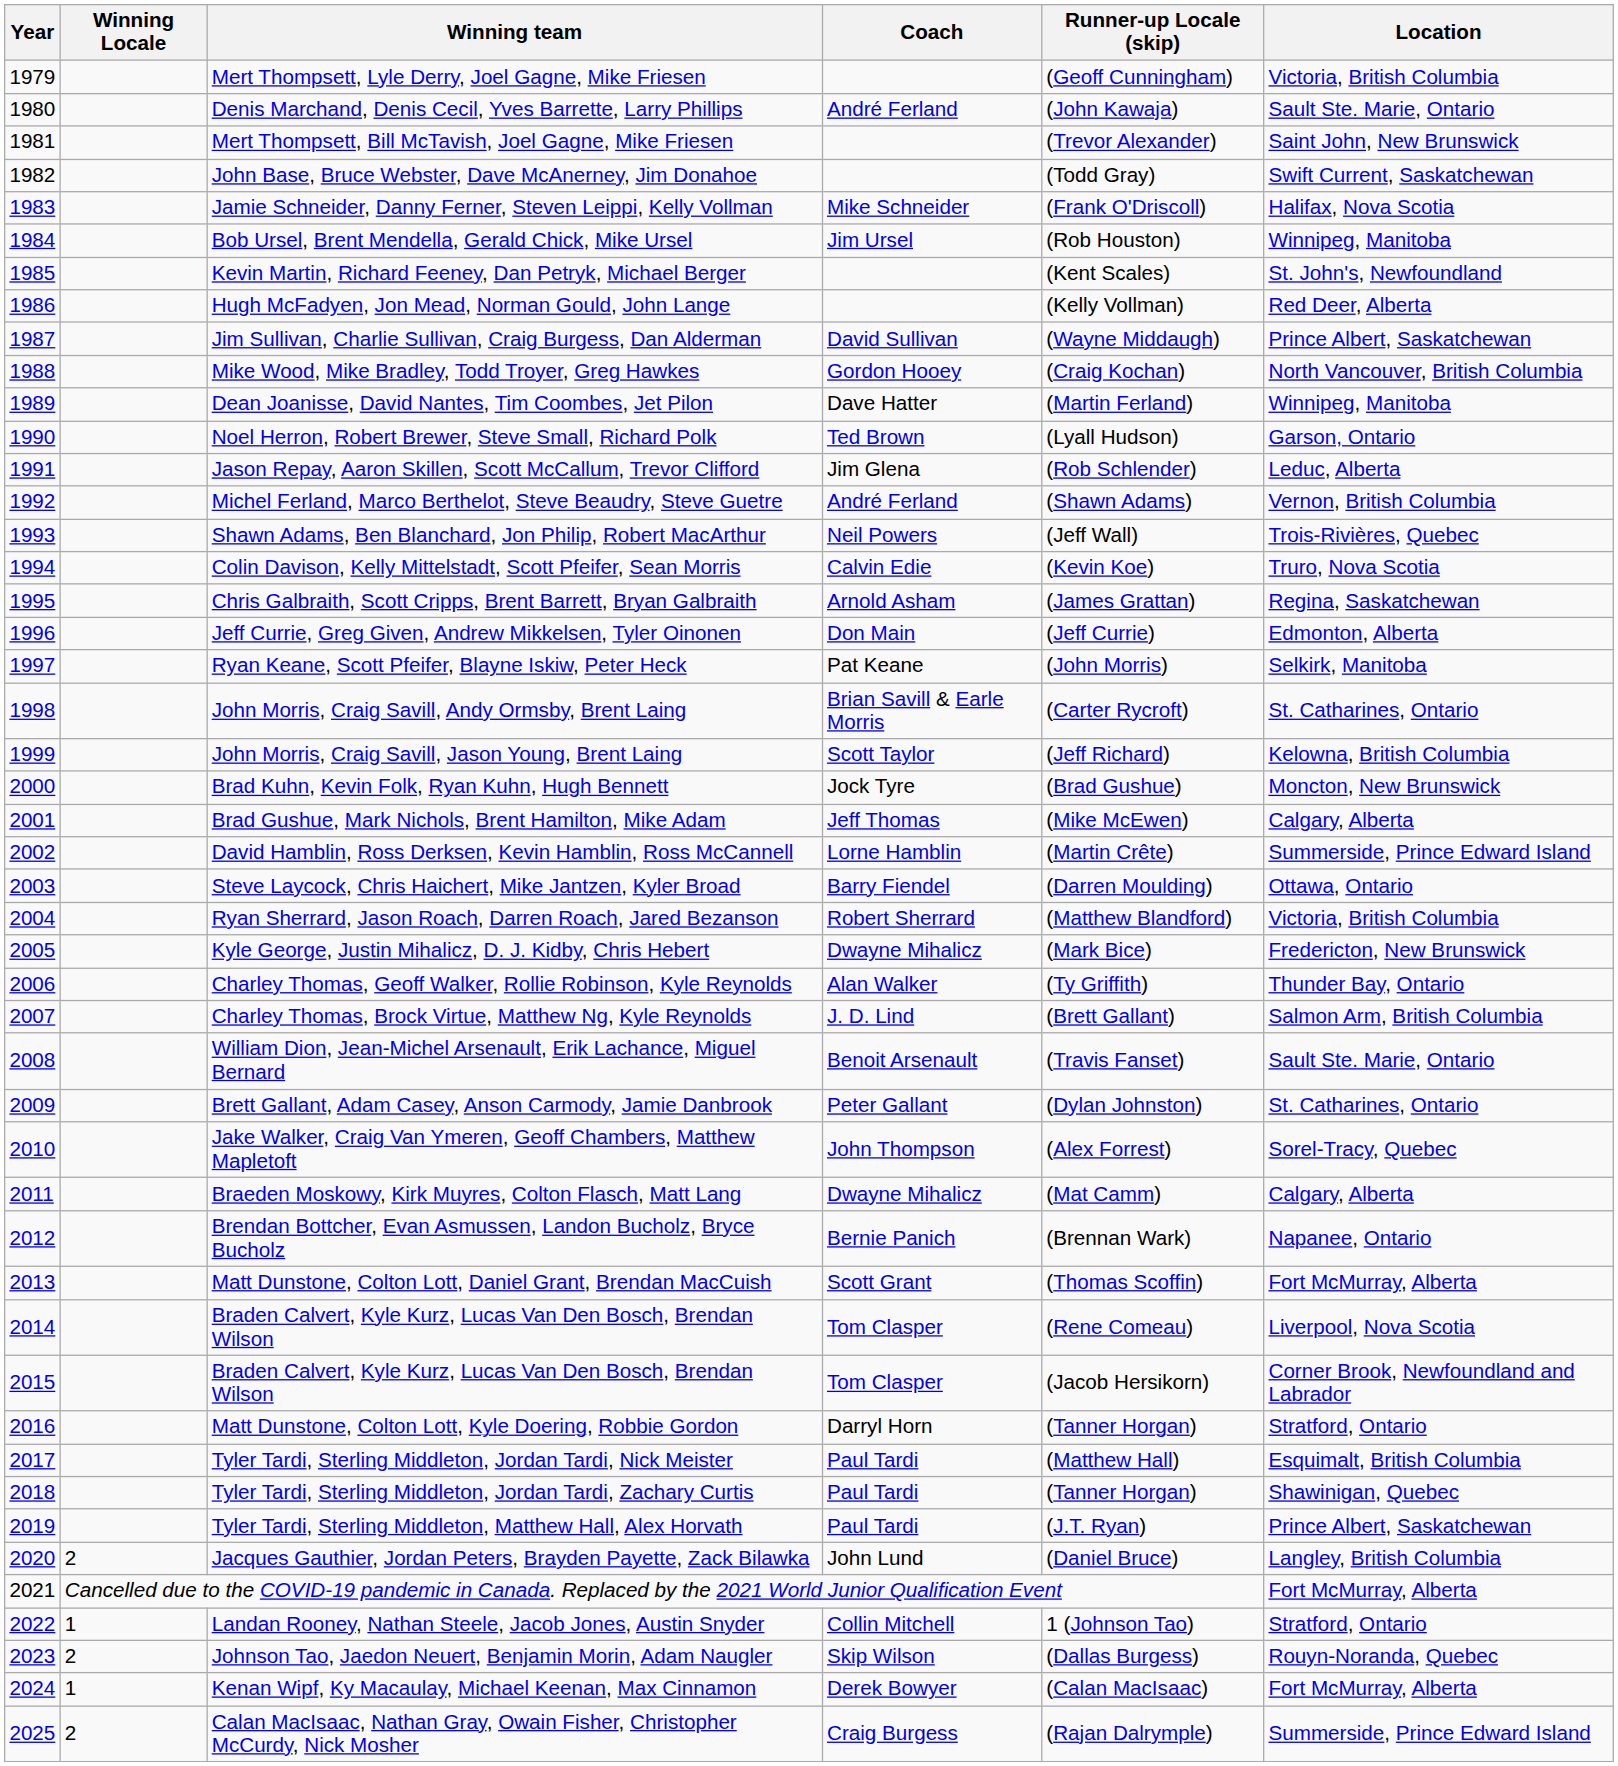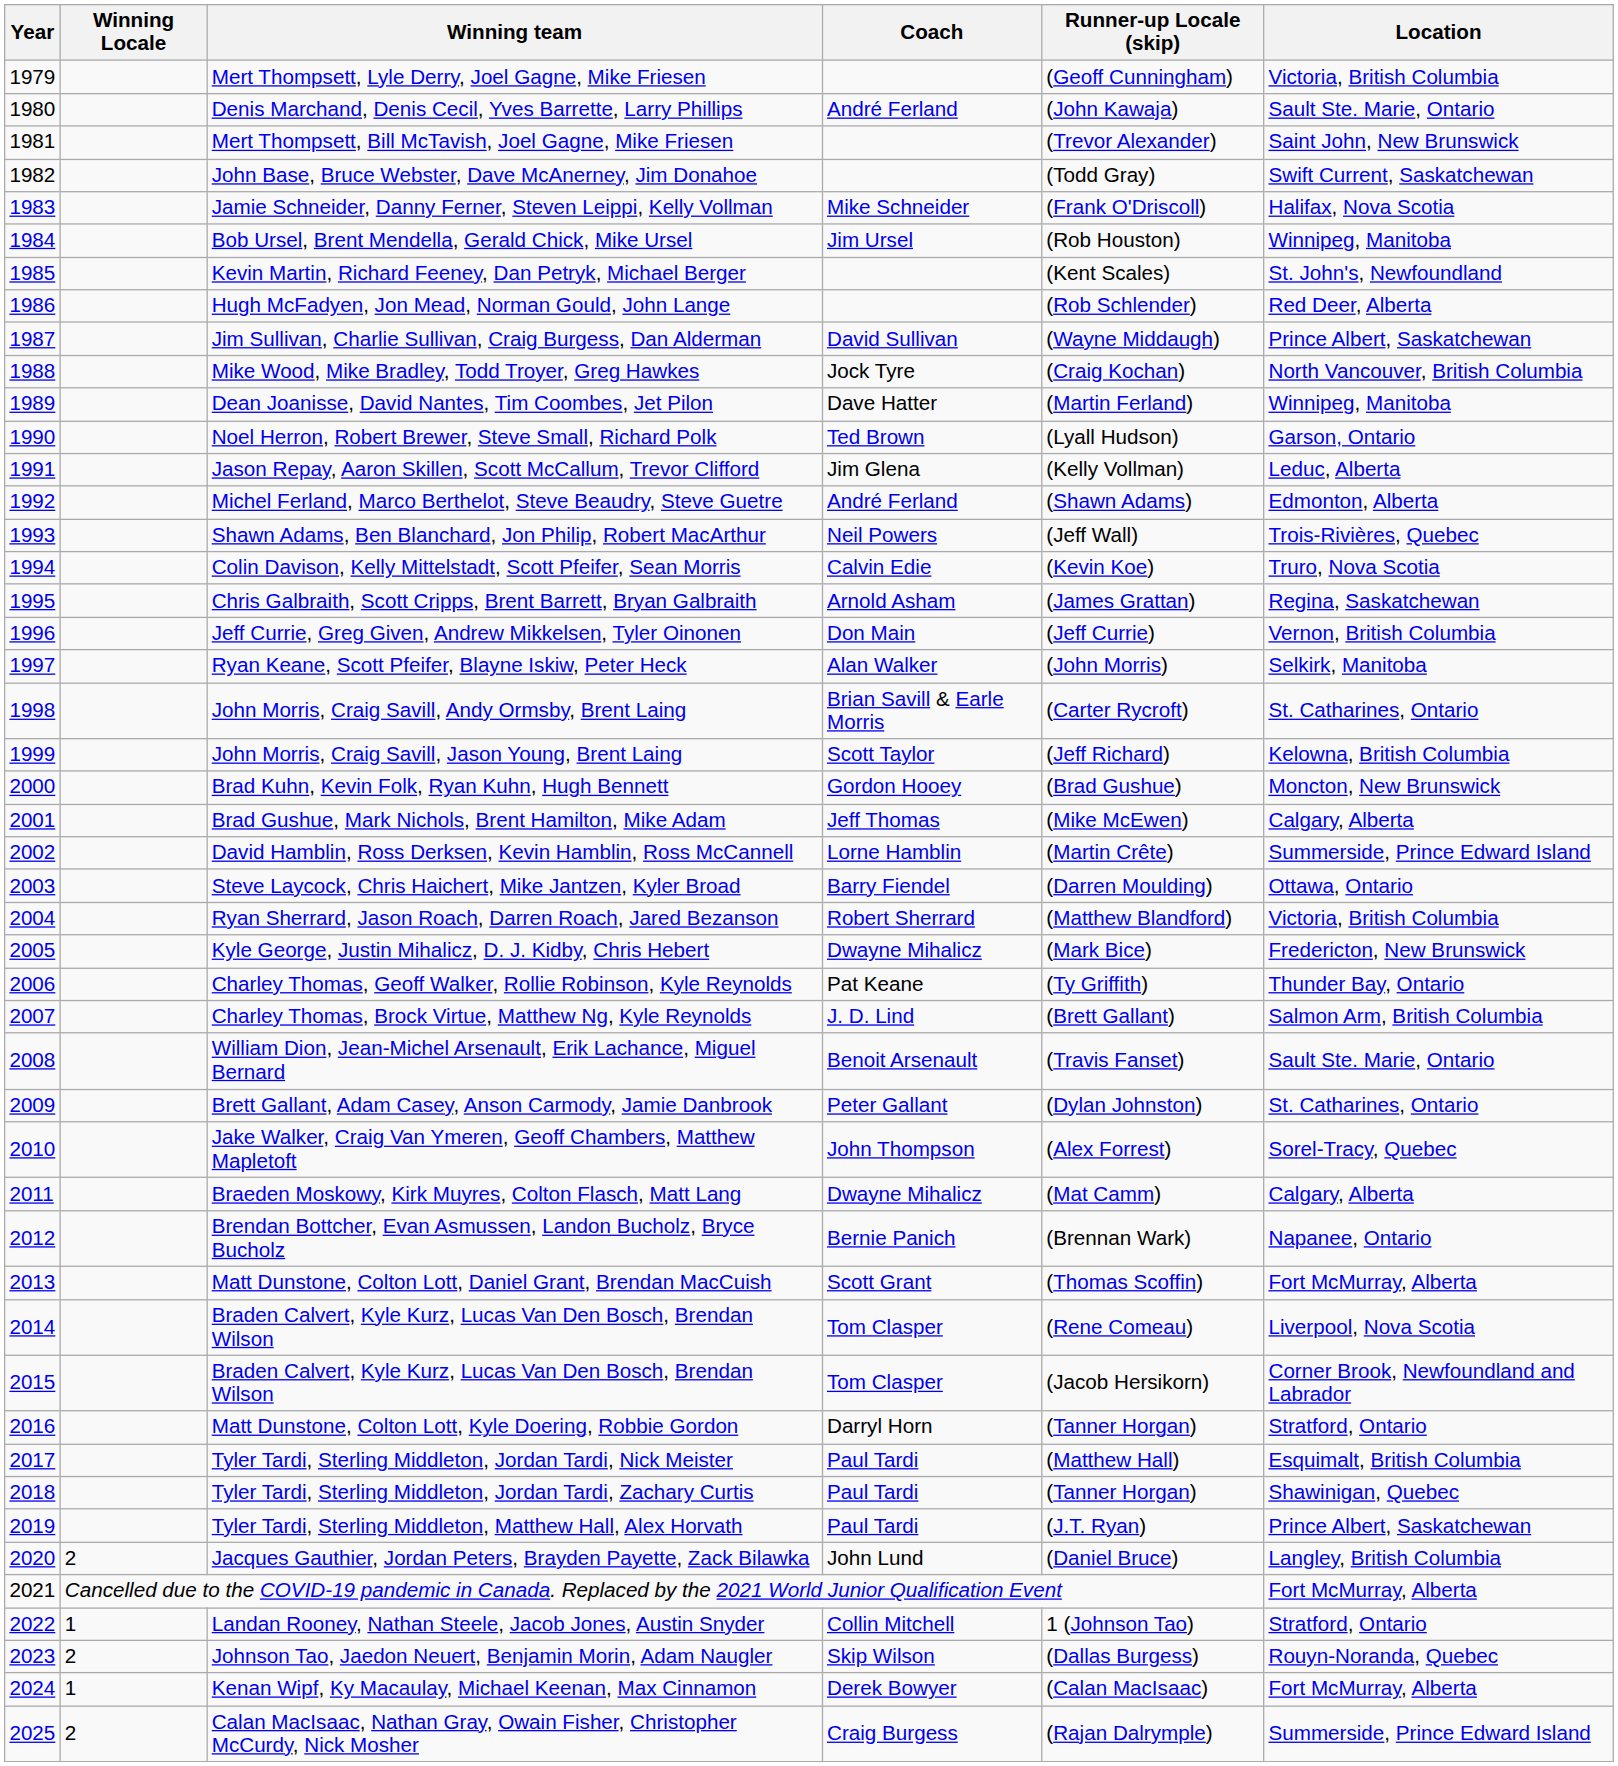(1115, 305) (Kelly Vollman) -> (1121, 305) (Rob Schlender)
(894, 371) Gordon Hooey -> (871, 371) Jock Tyre
(1121, 469) (Rob Schlender) -> (1115, 469) (Kelly Vollman)
(1382, 502) Vernon, British Columbia -> (1353, 502) Edmonton, Alberta
(1353, 633) Edmonton, Alberta -> (1382, 633) Vernon, British Columbia
(875, 666) Pat Keane -> (882, 666) Alan Walker
(871, 787) Jock Tyre -> (894, 787) Gordon Hooey
(882, 983) Alan Walker -> (875, 983) Pat Keane
